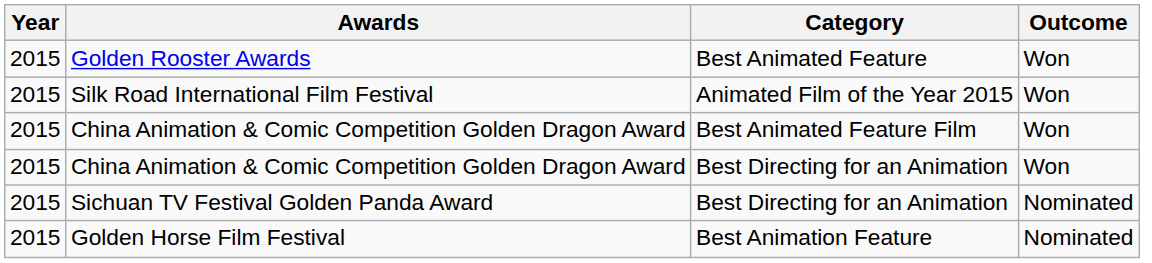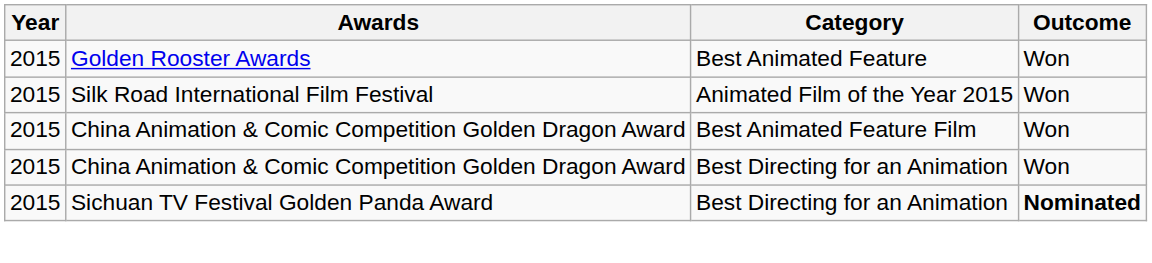(1078, 202) normal -> (1082, 202) bold
- row: (208, 238)
